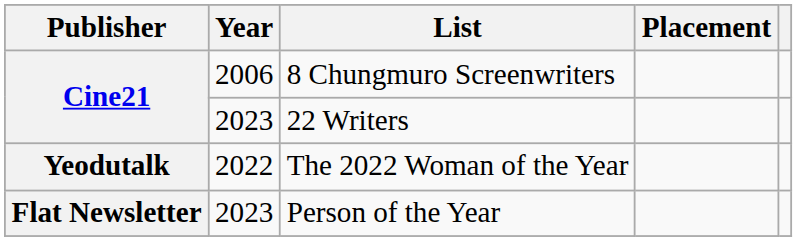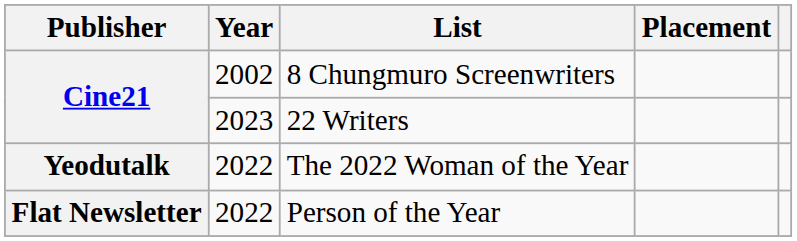(244, 73) 2006 -> (244, 73) 2002
(244, 212) 2023 -> (244, 212) 2022
